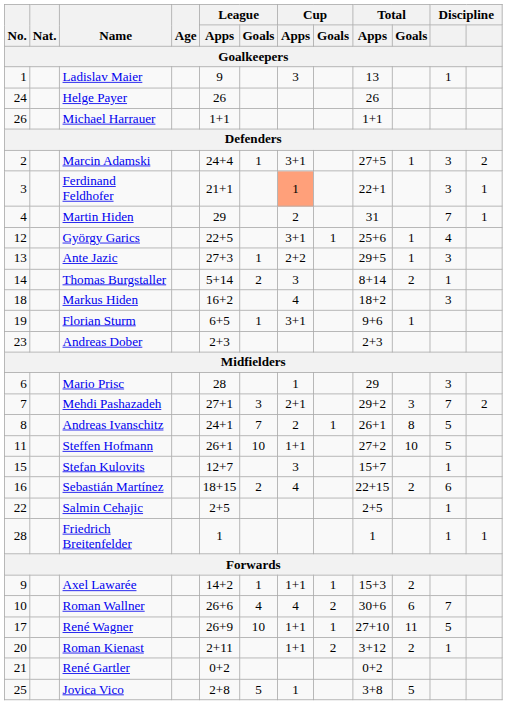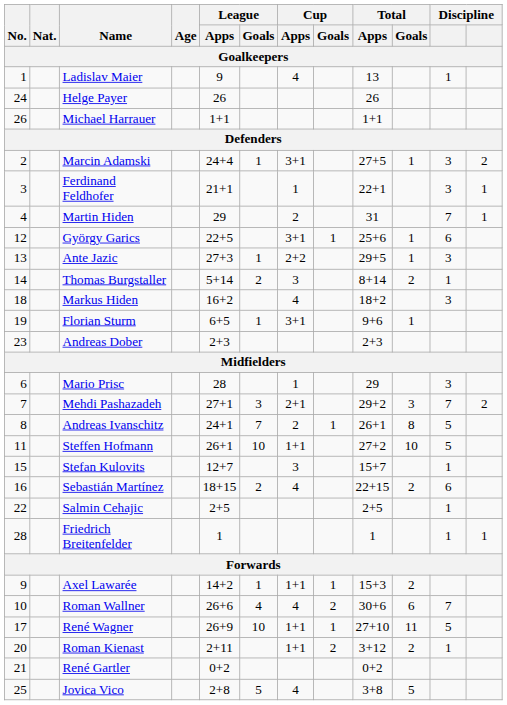(296, 77) 3 -> (296, 77) 4
(296, 188) lightsalmon background -> (296, 188) no background
(448, 237) 4 -> (448, 237) 6
(296, 689) 1 -> (296, 689) 4
